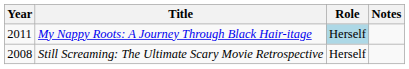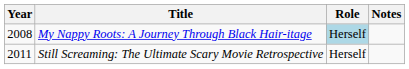(20, 34) 2011 -> (20, 34) 2008
(20, 53) 2008 -> (20, 53) 2011
